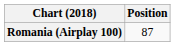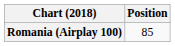(147, 32) 87 -> (147, 32) 85
